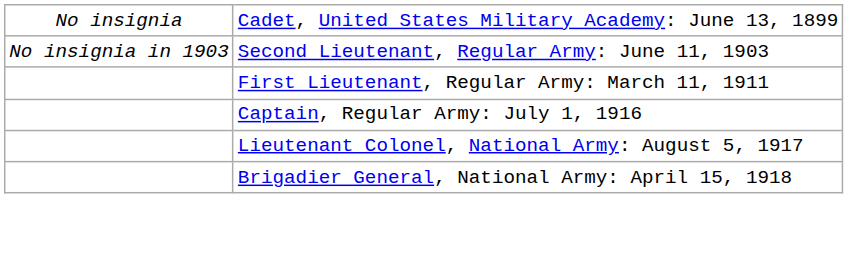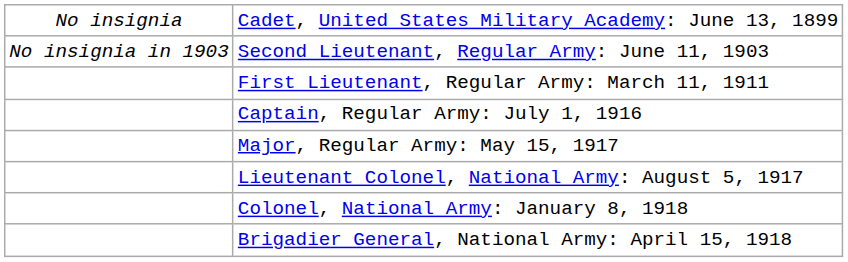+ row: (428, 146)
+ row: (463, 209)
